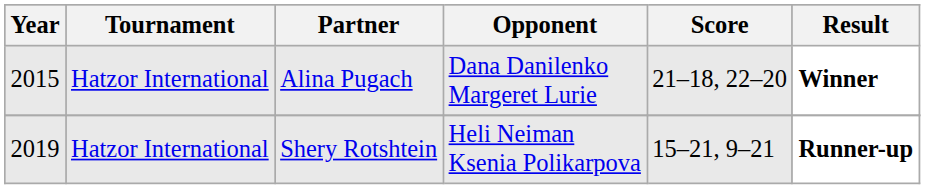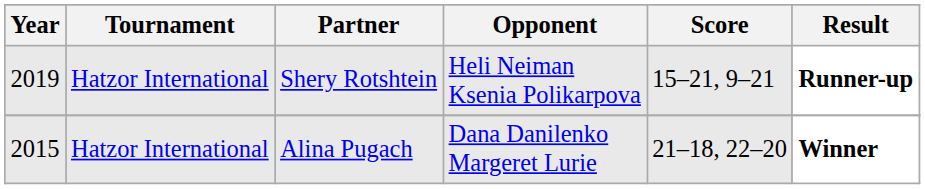rows swapped: (359, 149) <-> (346, 79)
